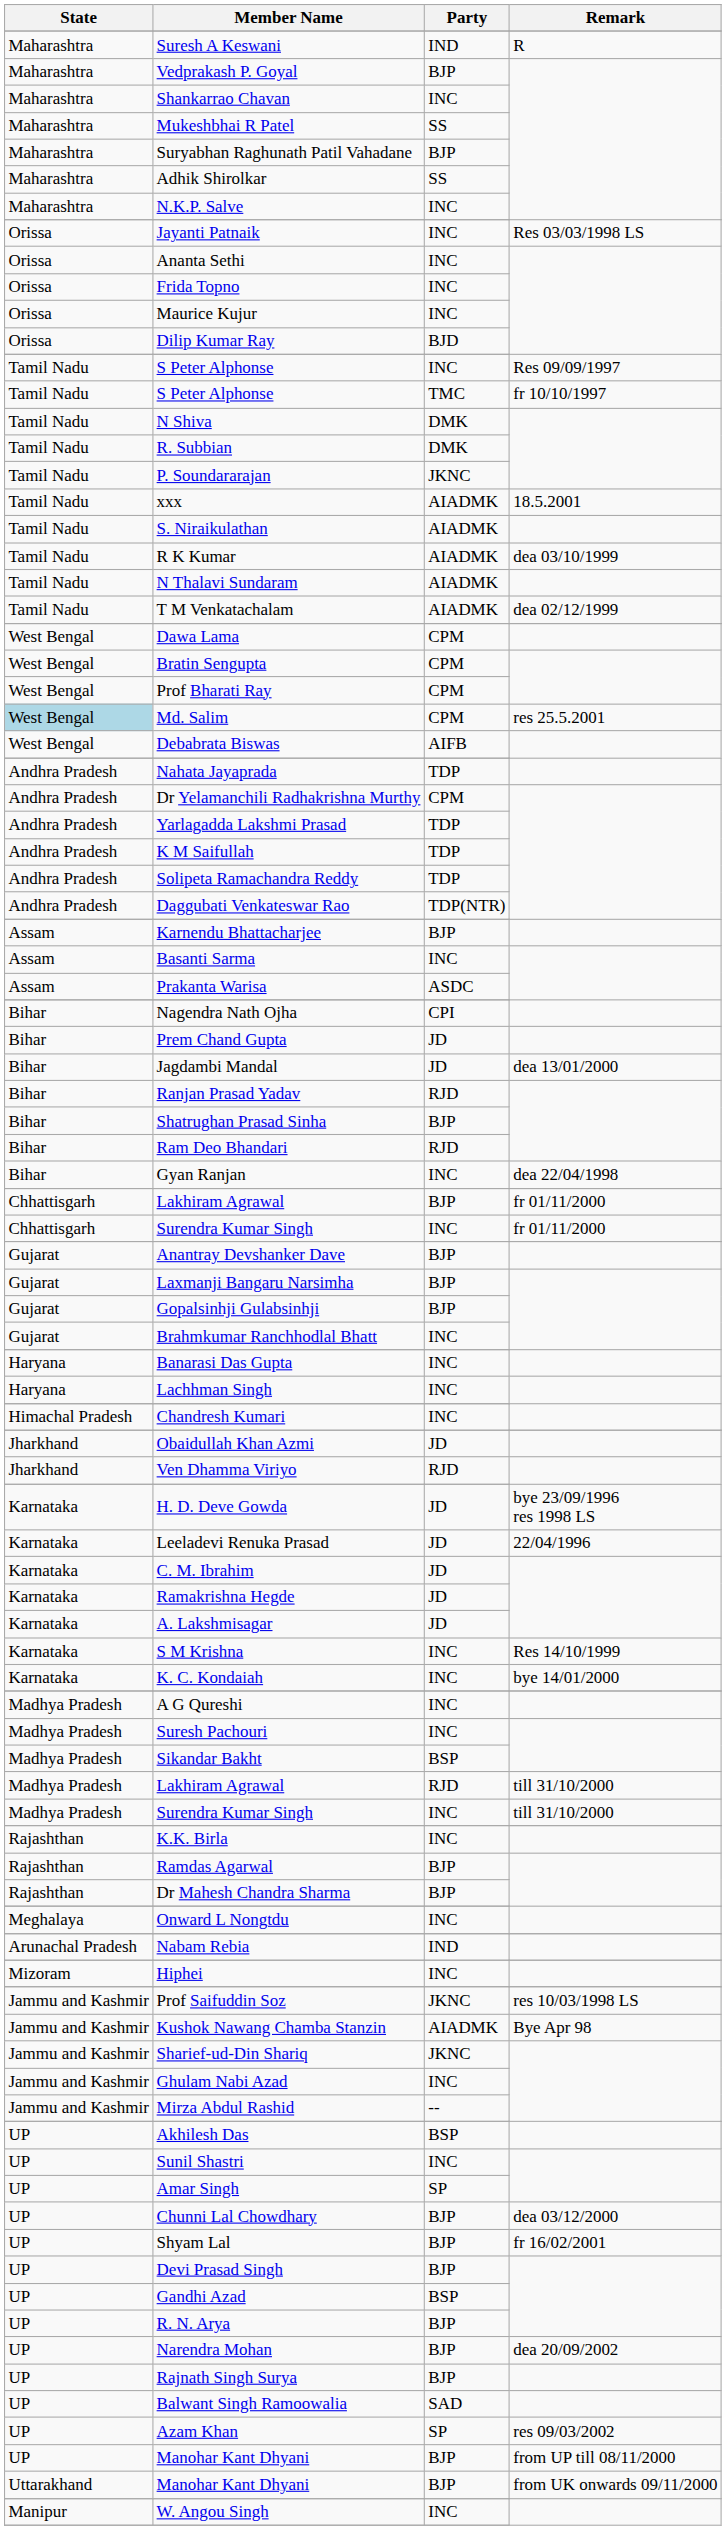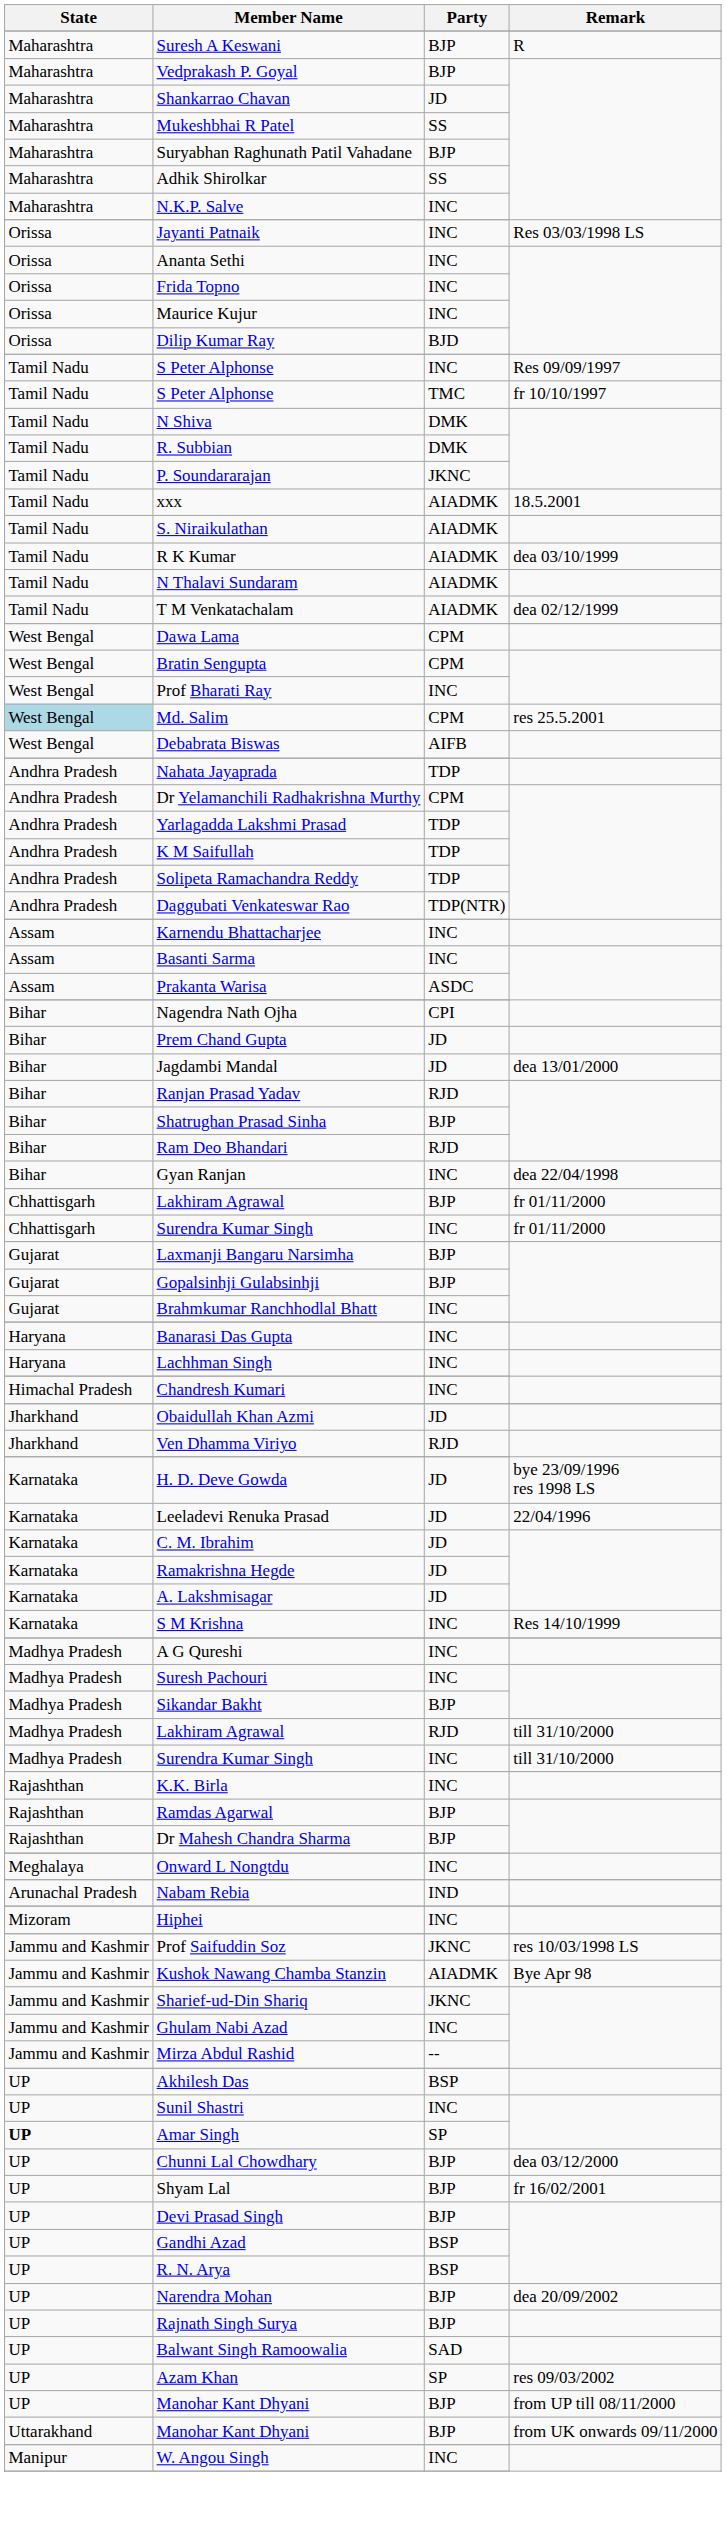(443, 44) IND -> (442, 44) BJP
(443, 98) INC -> (438, 98) JD
(446, 690) CPM -> (443, 690) INC
(442, 932) BJP -> (443, 932) INC
- row: (251, 1255)
- row: (210, 1677)
(443, 1758) BSP -> (442, 1704) BJP
(19, 2188) normal -> (20, 2135) bold
(442, 2323) BJP -> (443, 2269) BSP
